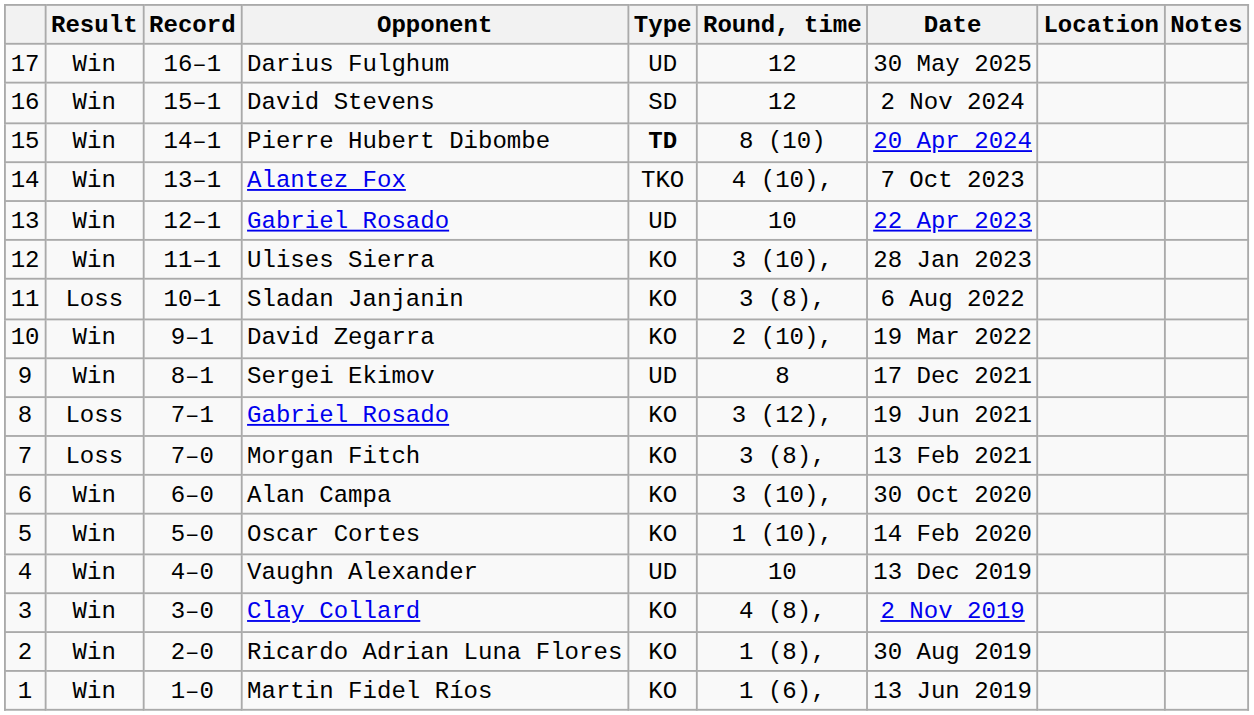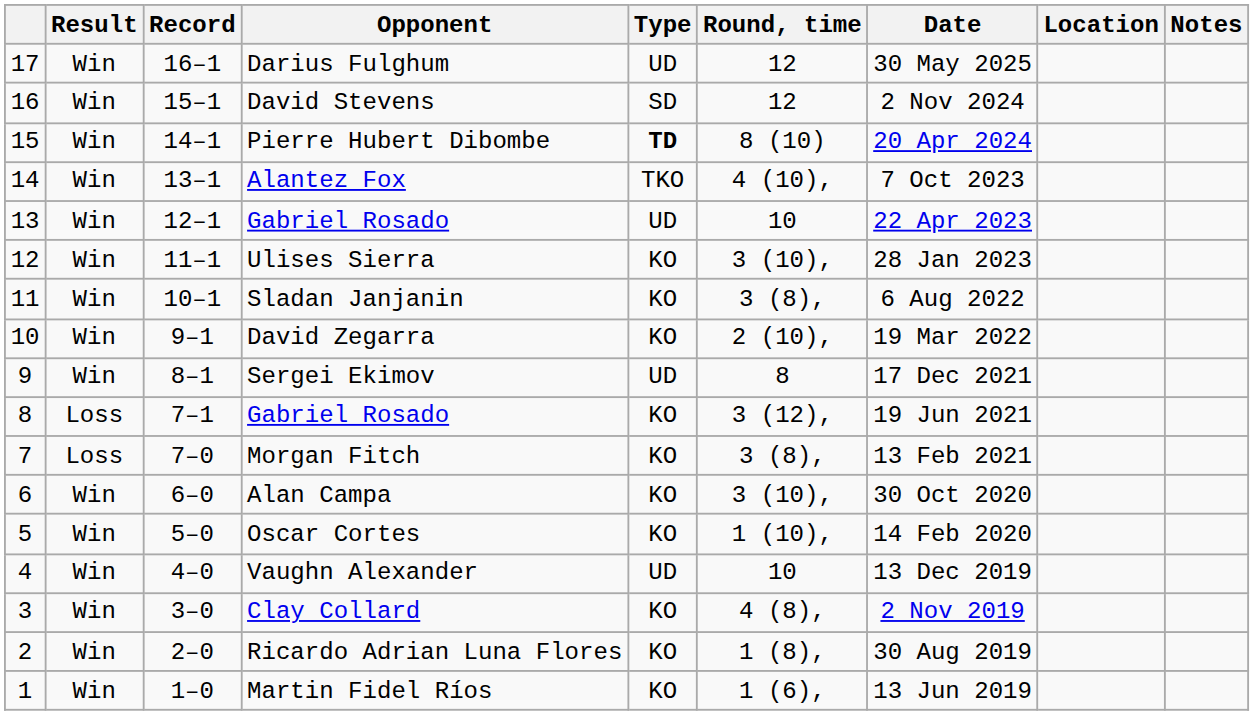(94, 299) Loss -> (94, 299) Win
